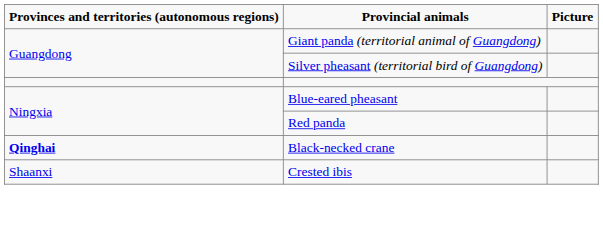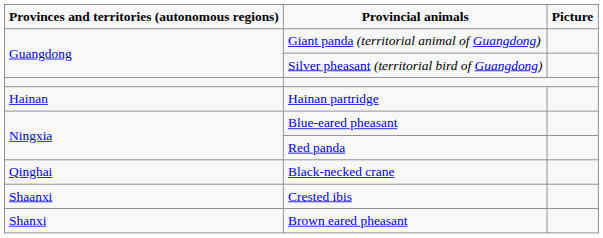+ row: (333, 98)
(32, 147) bold -> (31, 172) normal
+ row: (348, 220)
